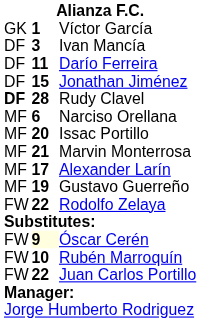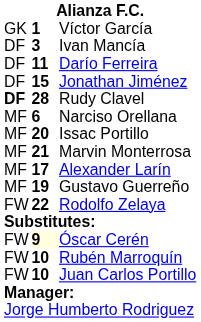(40, 274) 22 -> (40, 274) 10
